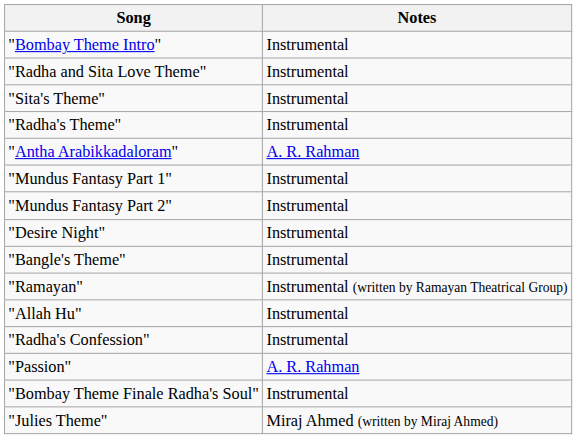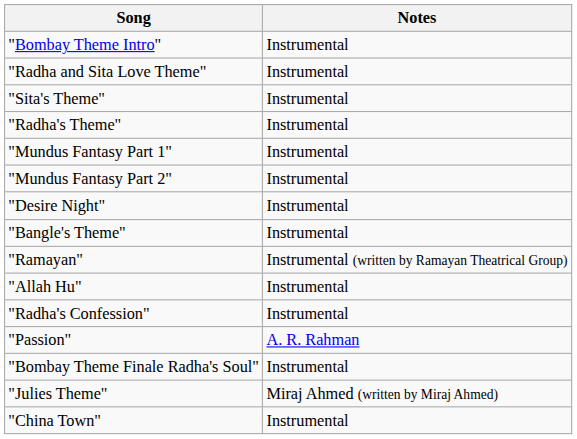- row: (93, 152)
+ row: (55, 420)
